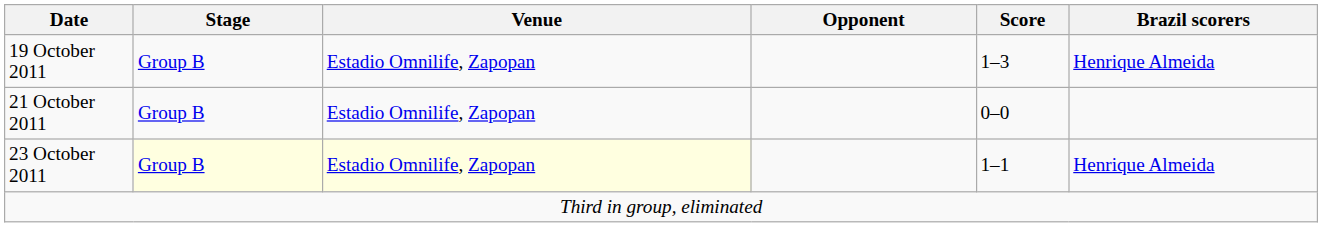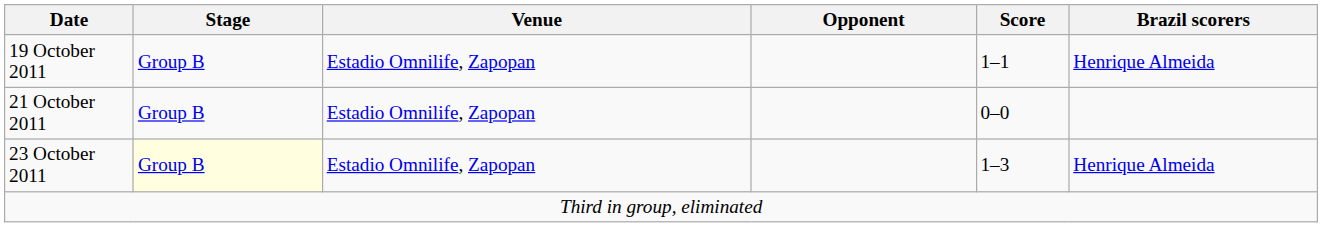(995, 60) 1–3 -> (995, 60) 1–1
(431, 165) lightyellow background -> (431, 165) no background
(995, 165) 1–1 -> (995, 165) 1–3
